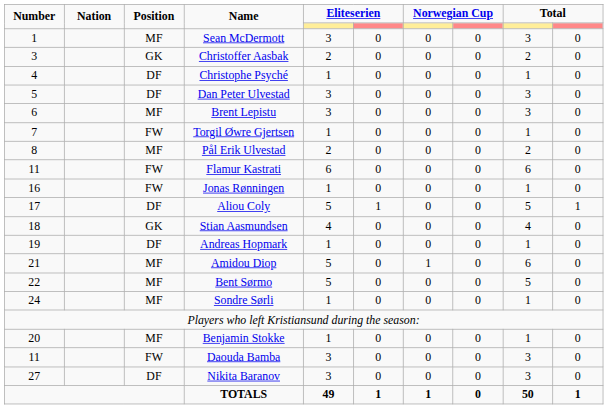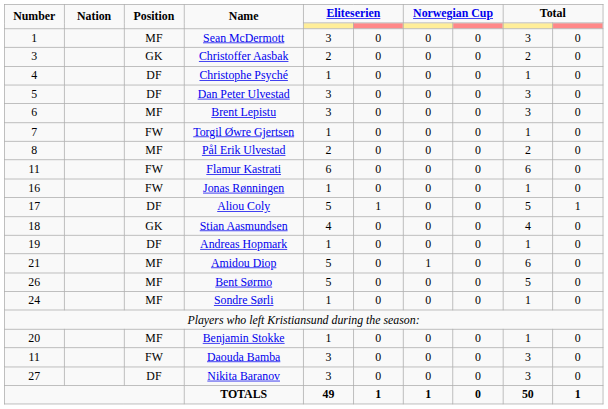(34, 282) 22 -> (34, 282) 26
